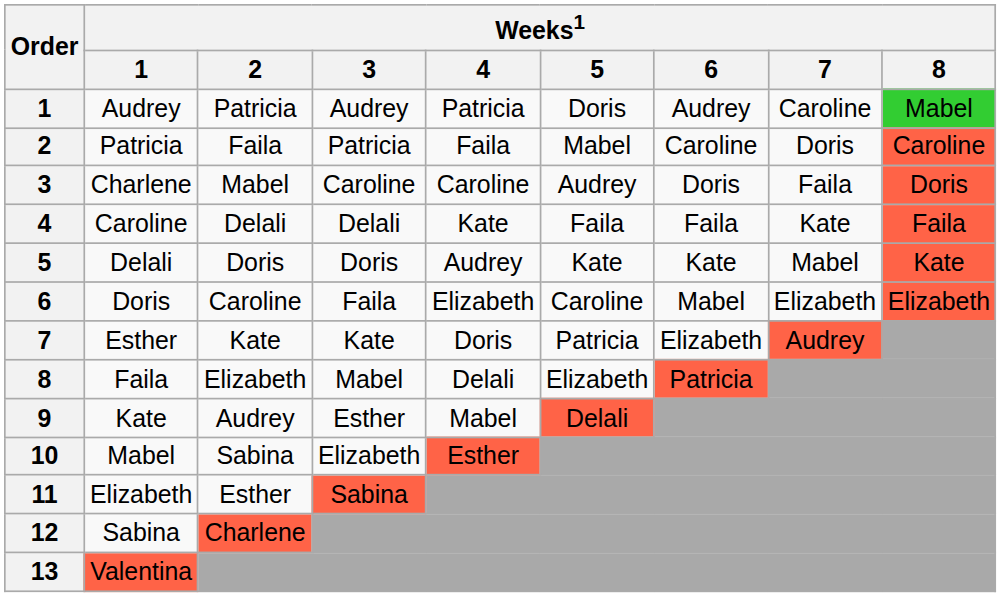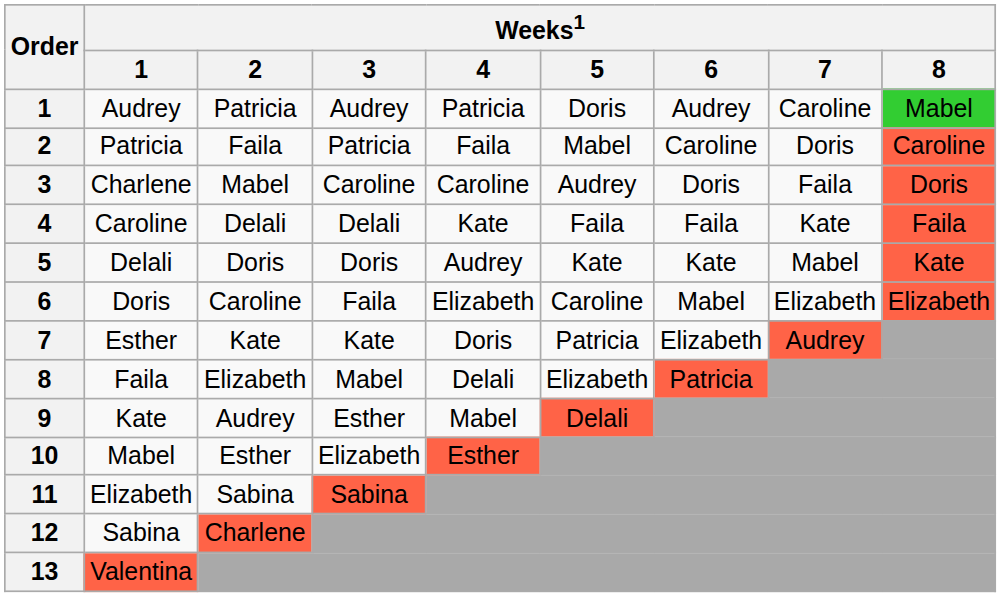(255, 456) Sabina -> (255, 456) Esther
(255, 494) Esther -> (255, 494) Sabina
